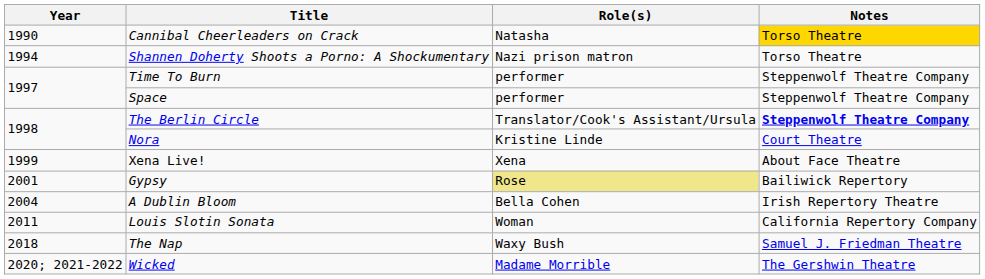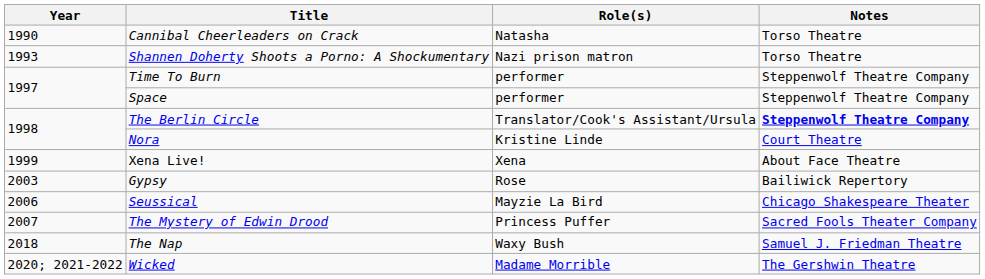(812, 36) gold background -> (812, 36) no background
(23, 56) 1994 -> (23, 56) 1993
(23, 181) 2001 -> (23, 181) 2003
(511, 181) khaki background -> (511, 181) no background
- row: (182, 202)
+ row: (163, 202)
+ row: (228, 223)
- row: (202, 223)
